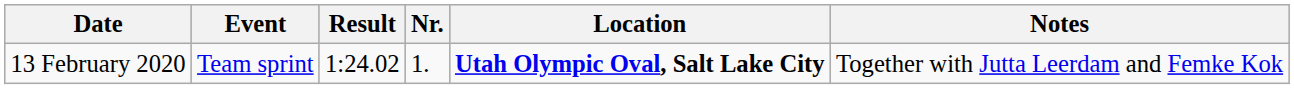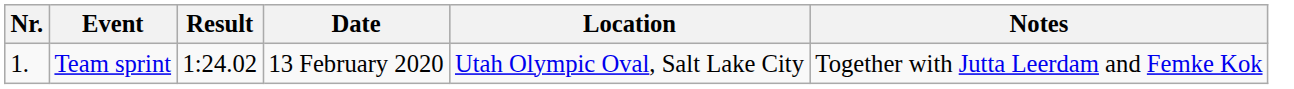columns swapped: (427, 24) <-> (98, 24)
(640, 63) bold -> (629, 63) normal
